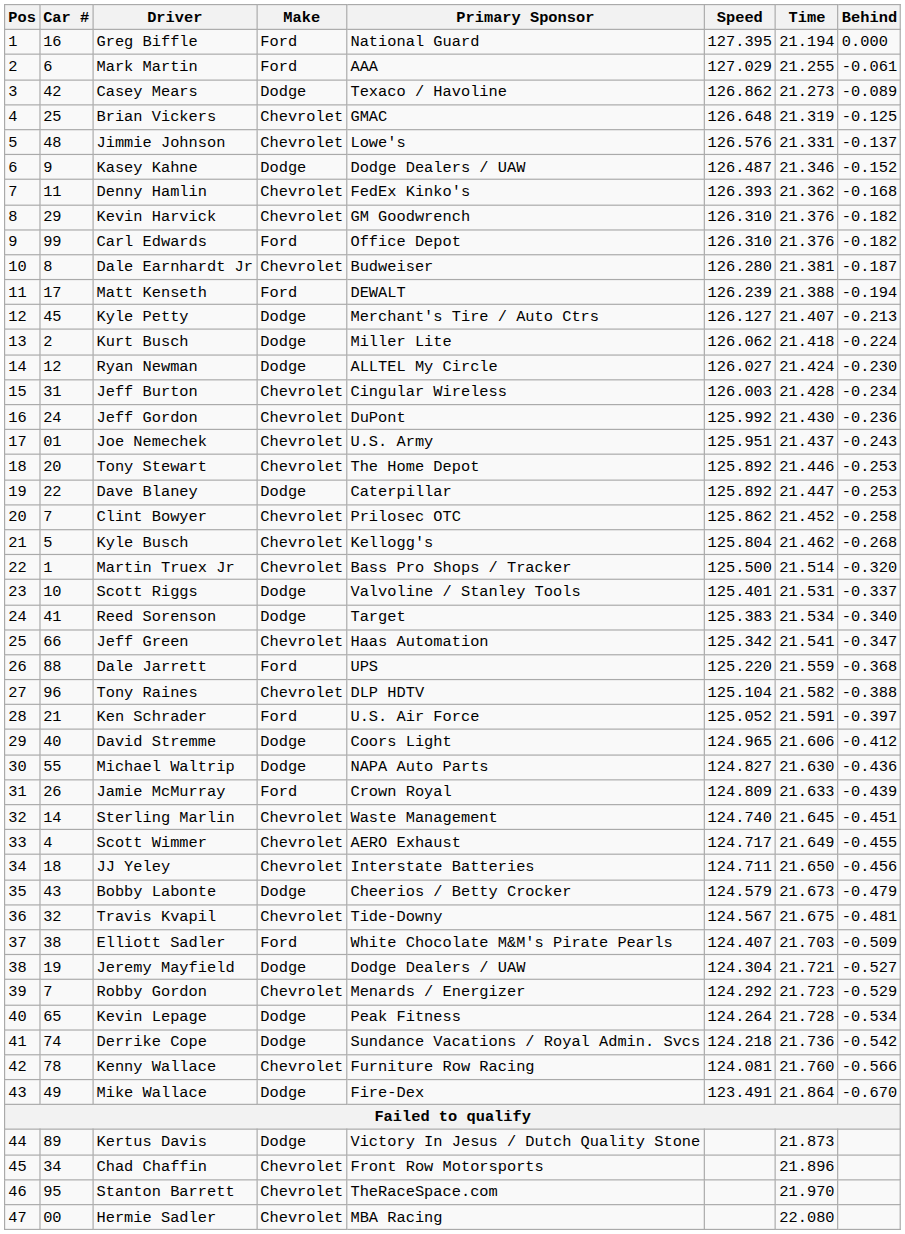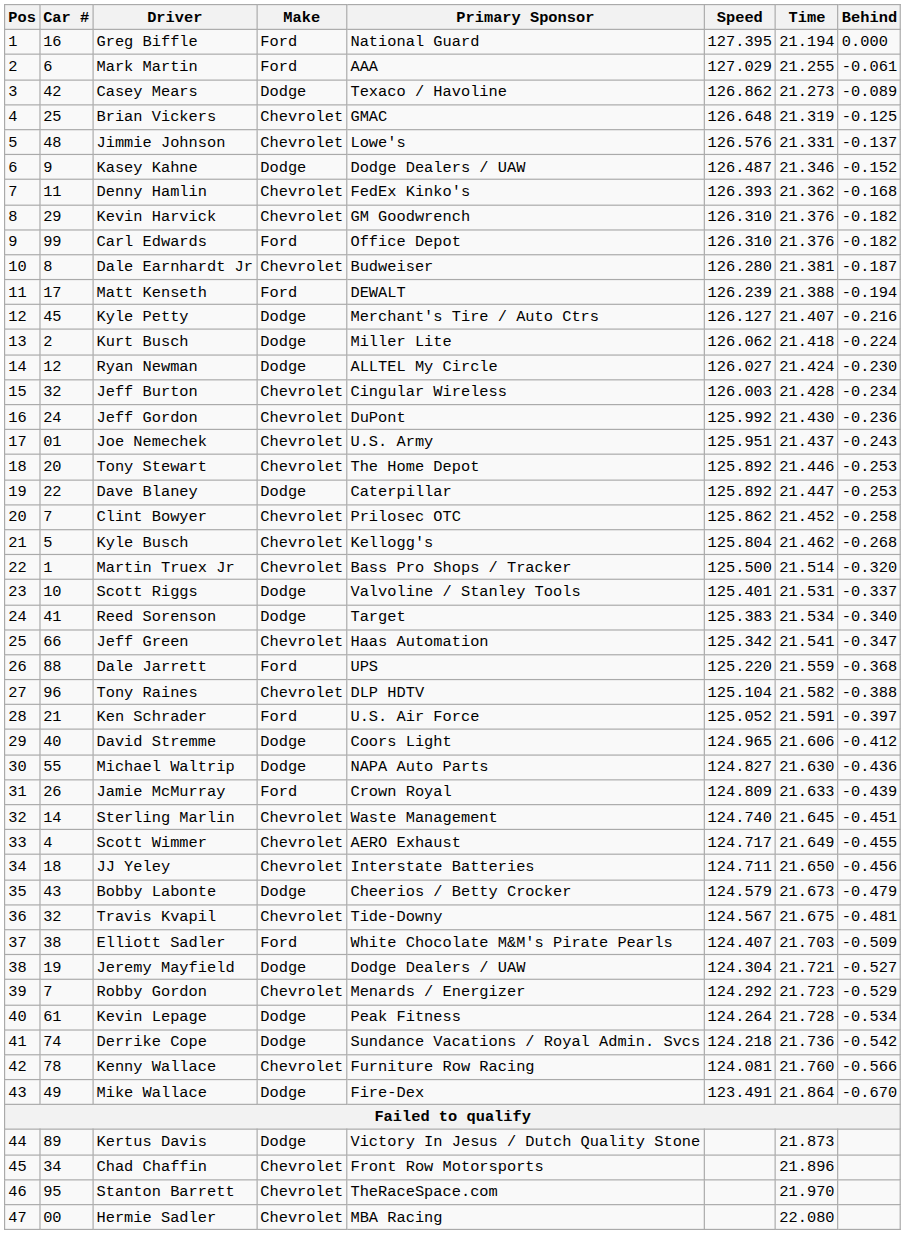(869, 317) -0.213 -> (869, 317) -0.216
(52, 392) 31 -> (52, 392) 32
(52, 1017) 65 -> (52, 1017) 61
